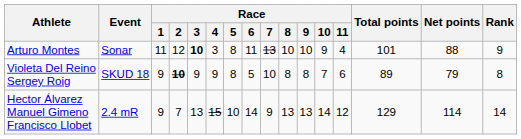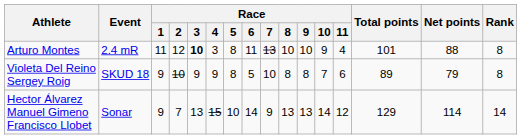(117, 50) Sonar -> (120, 50) 2.4 mR
(500, 50) 9 -> (500, 50) 8
(178, 75) bold -> (178, 75) normal
(120, 112) 2.4 mR -> (117, 112) Sonar
